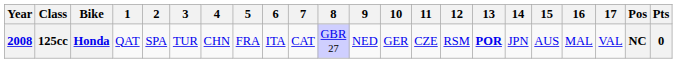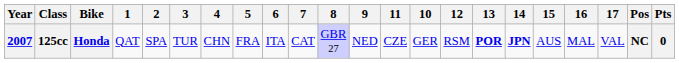columns swapped: (396, 14) <-> (426, 14)
(20, 41) 2008 -> (20, 41) 2007
(518, 41) normal -> (519, 41) bold
